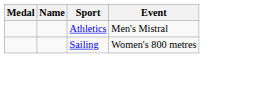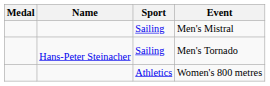(88, 28) Athletics -> (150, 28) Sailing
+ row: (207, 50)
(84, 45) Sailing -> (154, 72) Athletics
